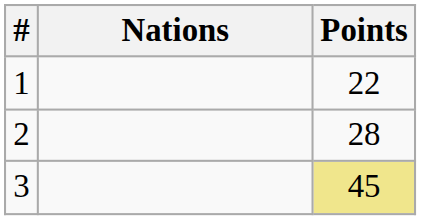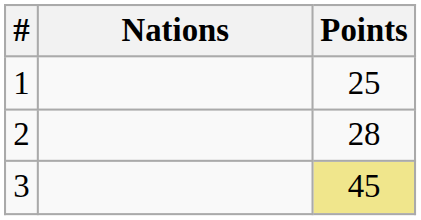(364, 82) 22 -> (364, 82) 25
